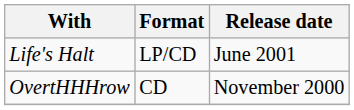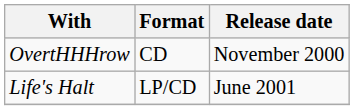rows swapped: (70, 88) <-> (52, 54)
